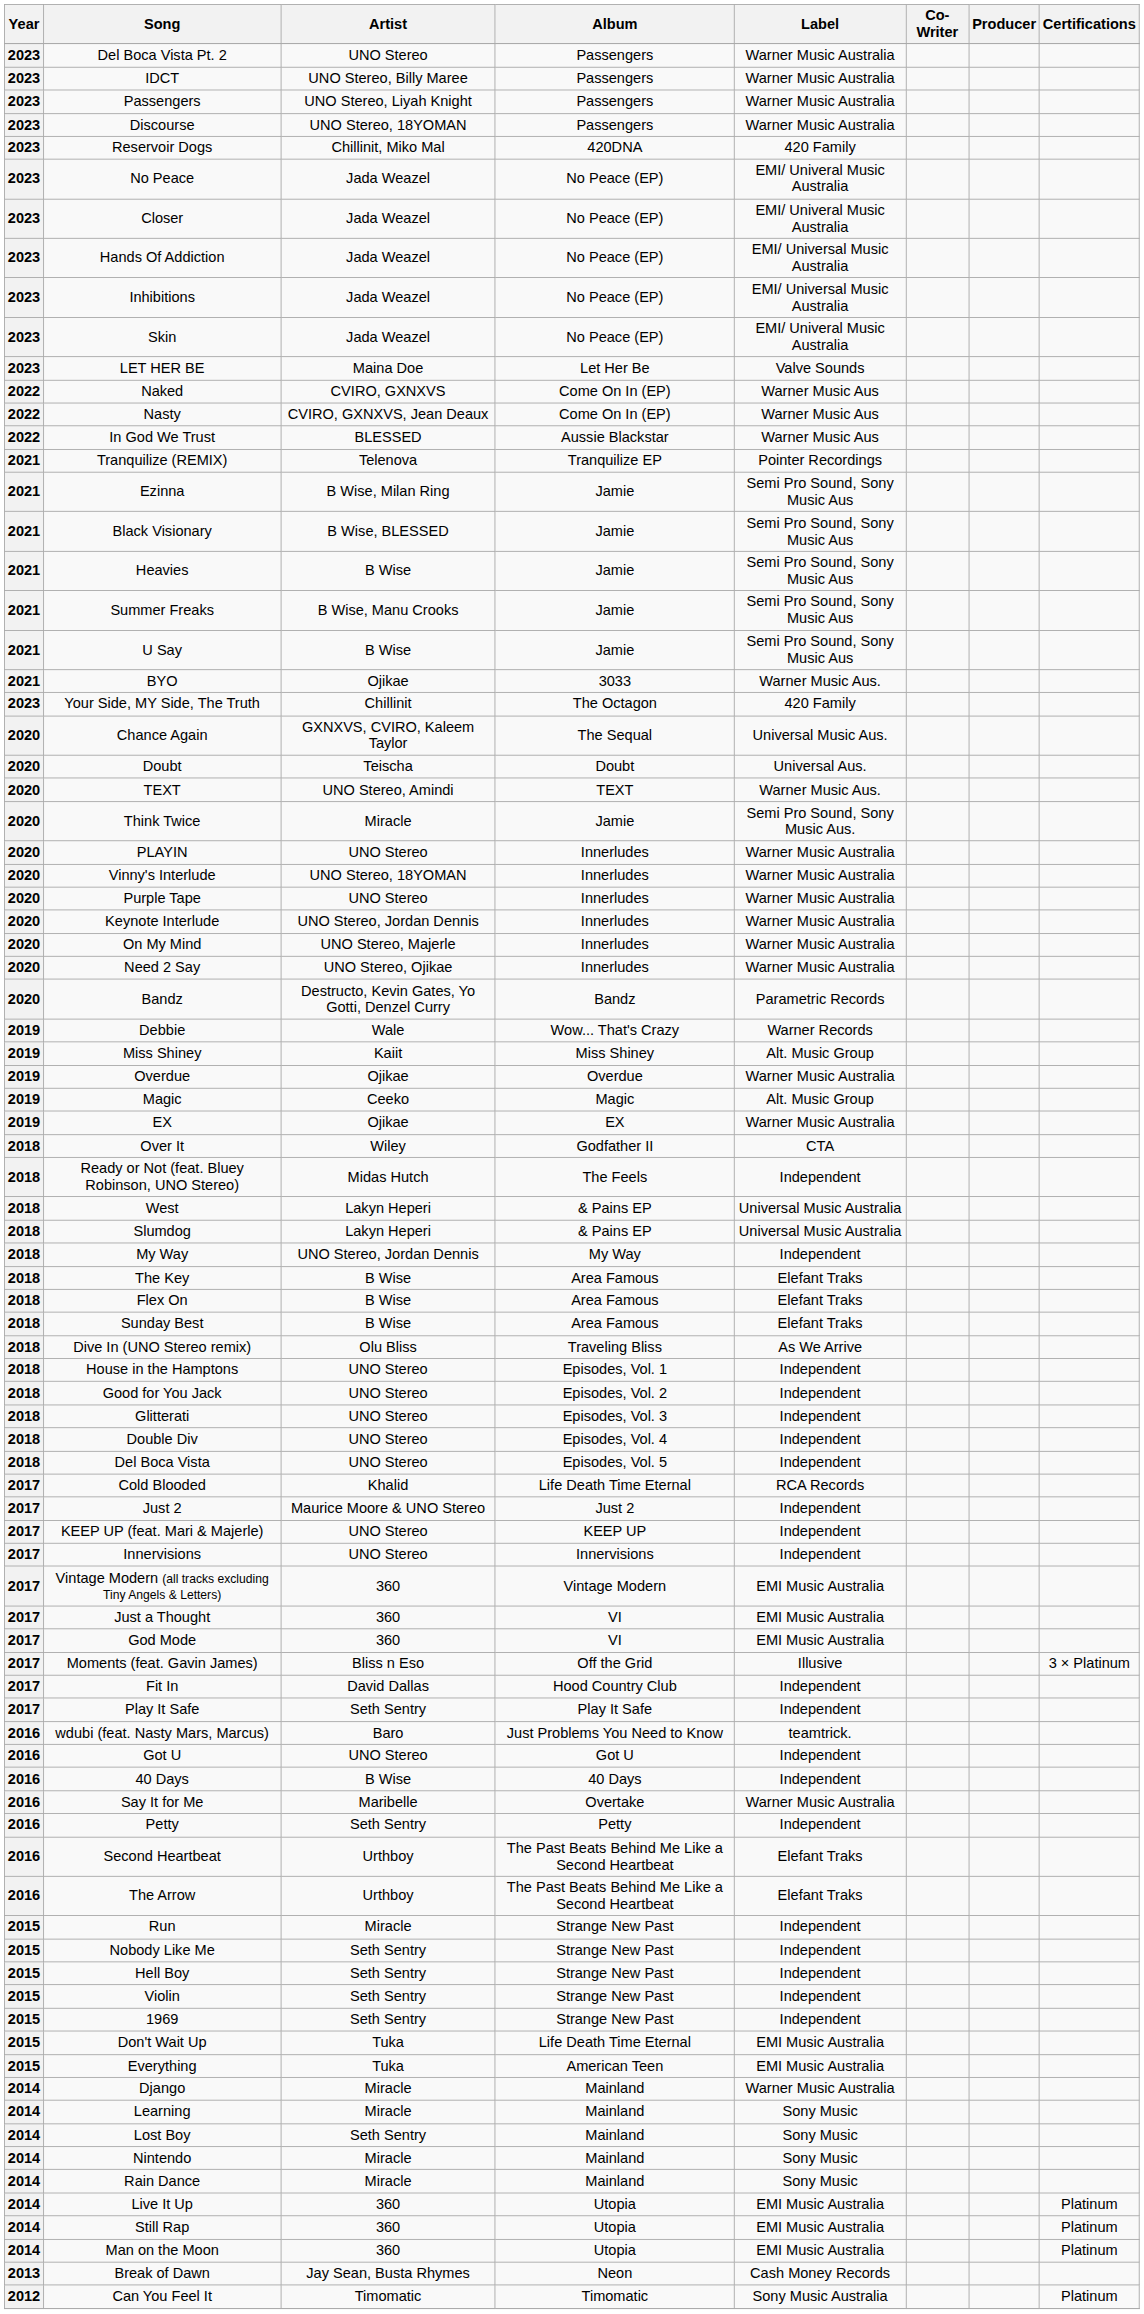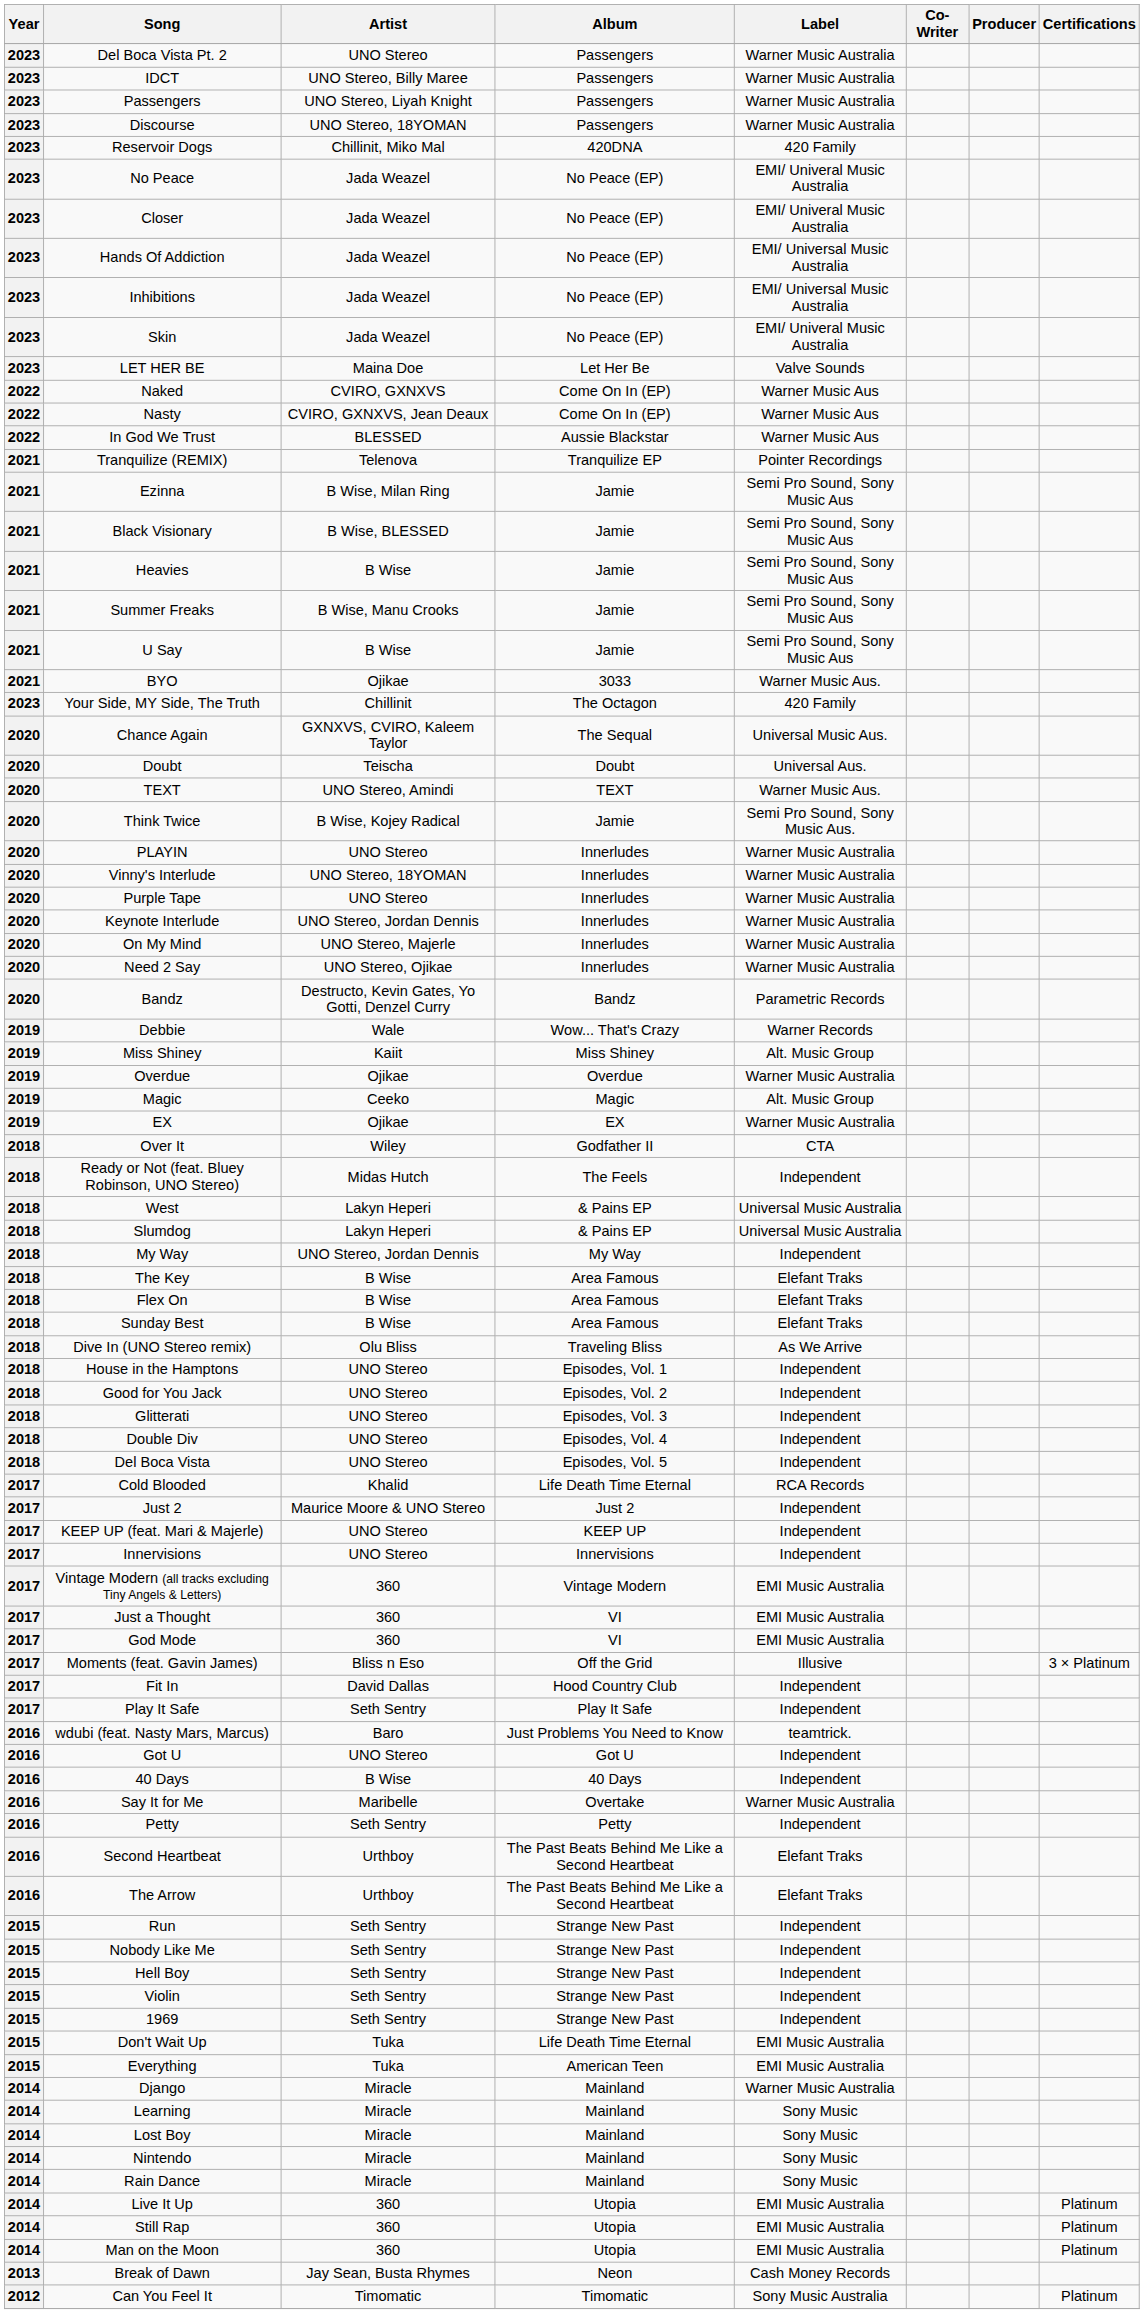(388, 821) Miracle -> (388, 821) B Wise, Kojey Radical
(388, 1927) Miracle -> (388, 1927) Seth Sentry
(388, 2135) Seth Sentry -> (388, 2135) Miracle
